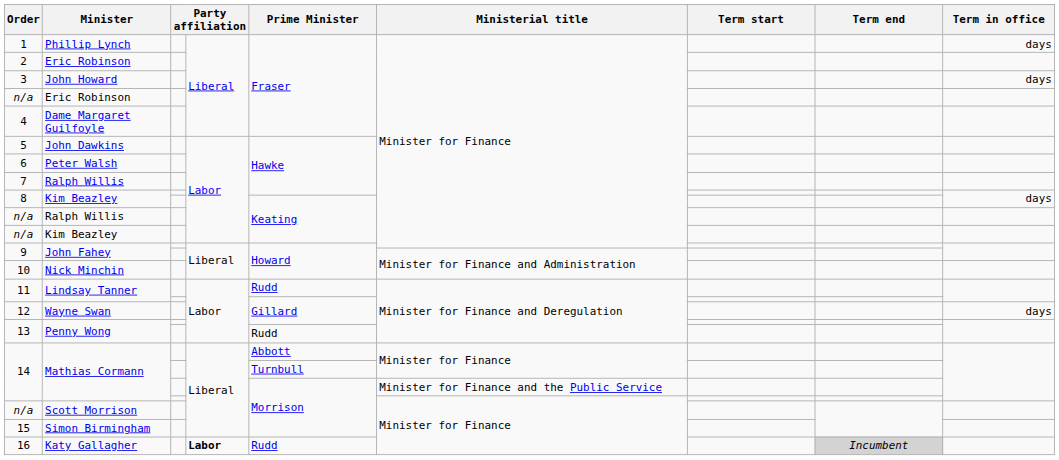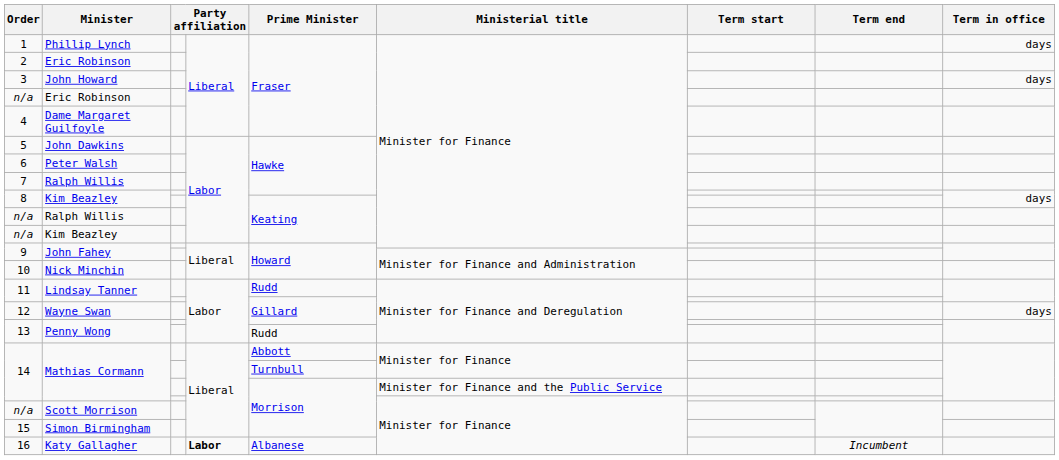(264, 446) Rudd -> (278, 446) Albanese
(879, 446) lightgrey background -> (879, 446) no background
